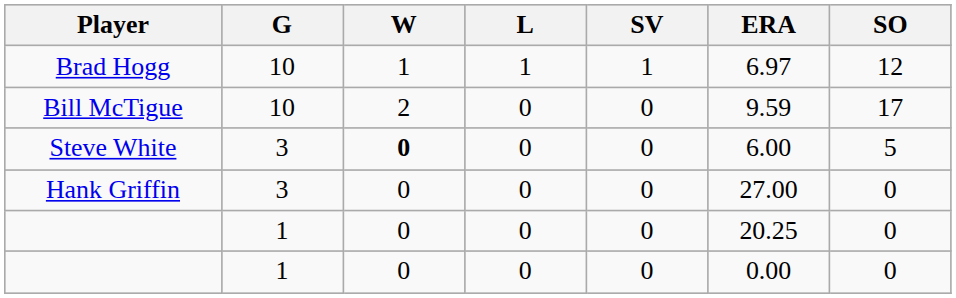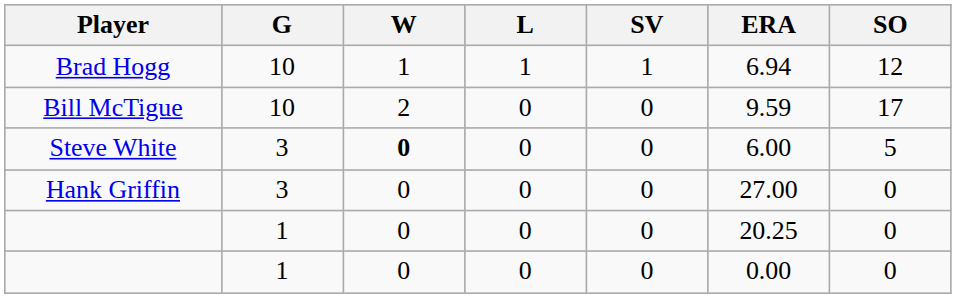(769, 66) 6.97 -> (769, 66) 6.94
